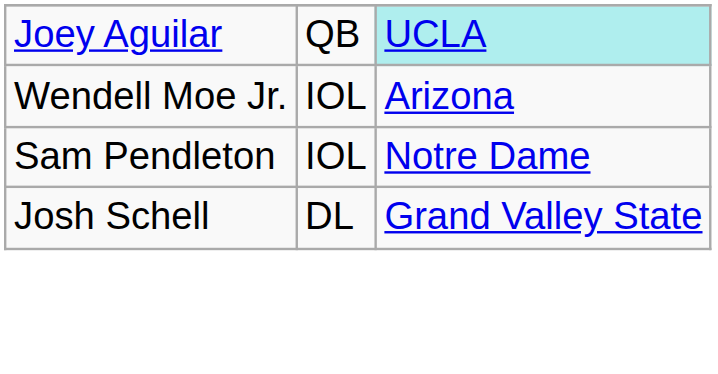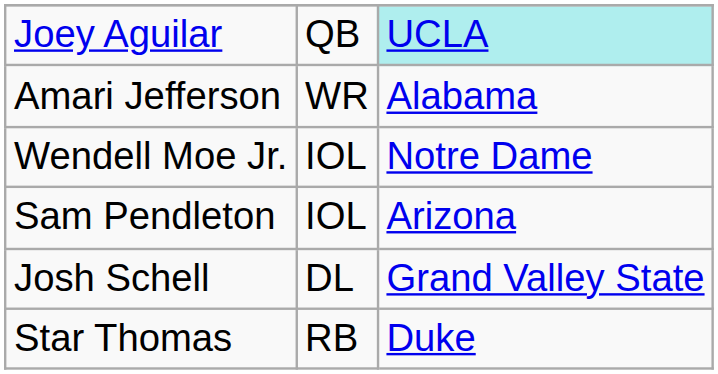+ row: (148, 95)
(449, 95) Arizona -> (490, 156) Notre Dame
(487, 156) Notre Dame -> (451, 216) Arizona
+ row: (123, 338)
